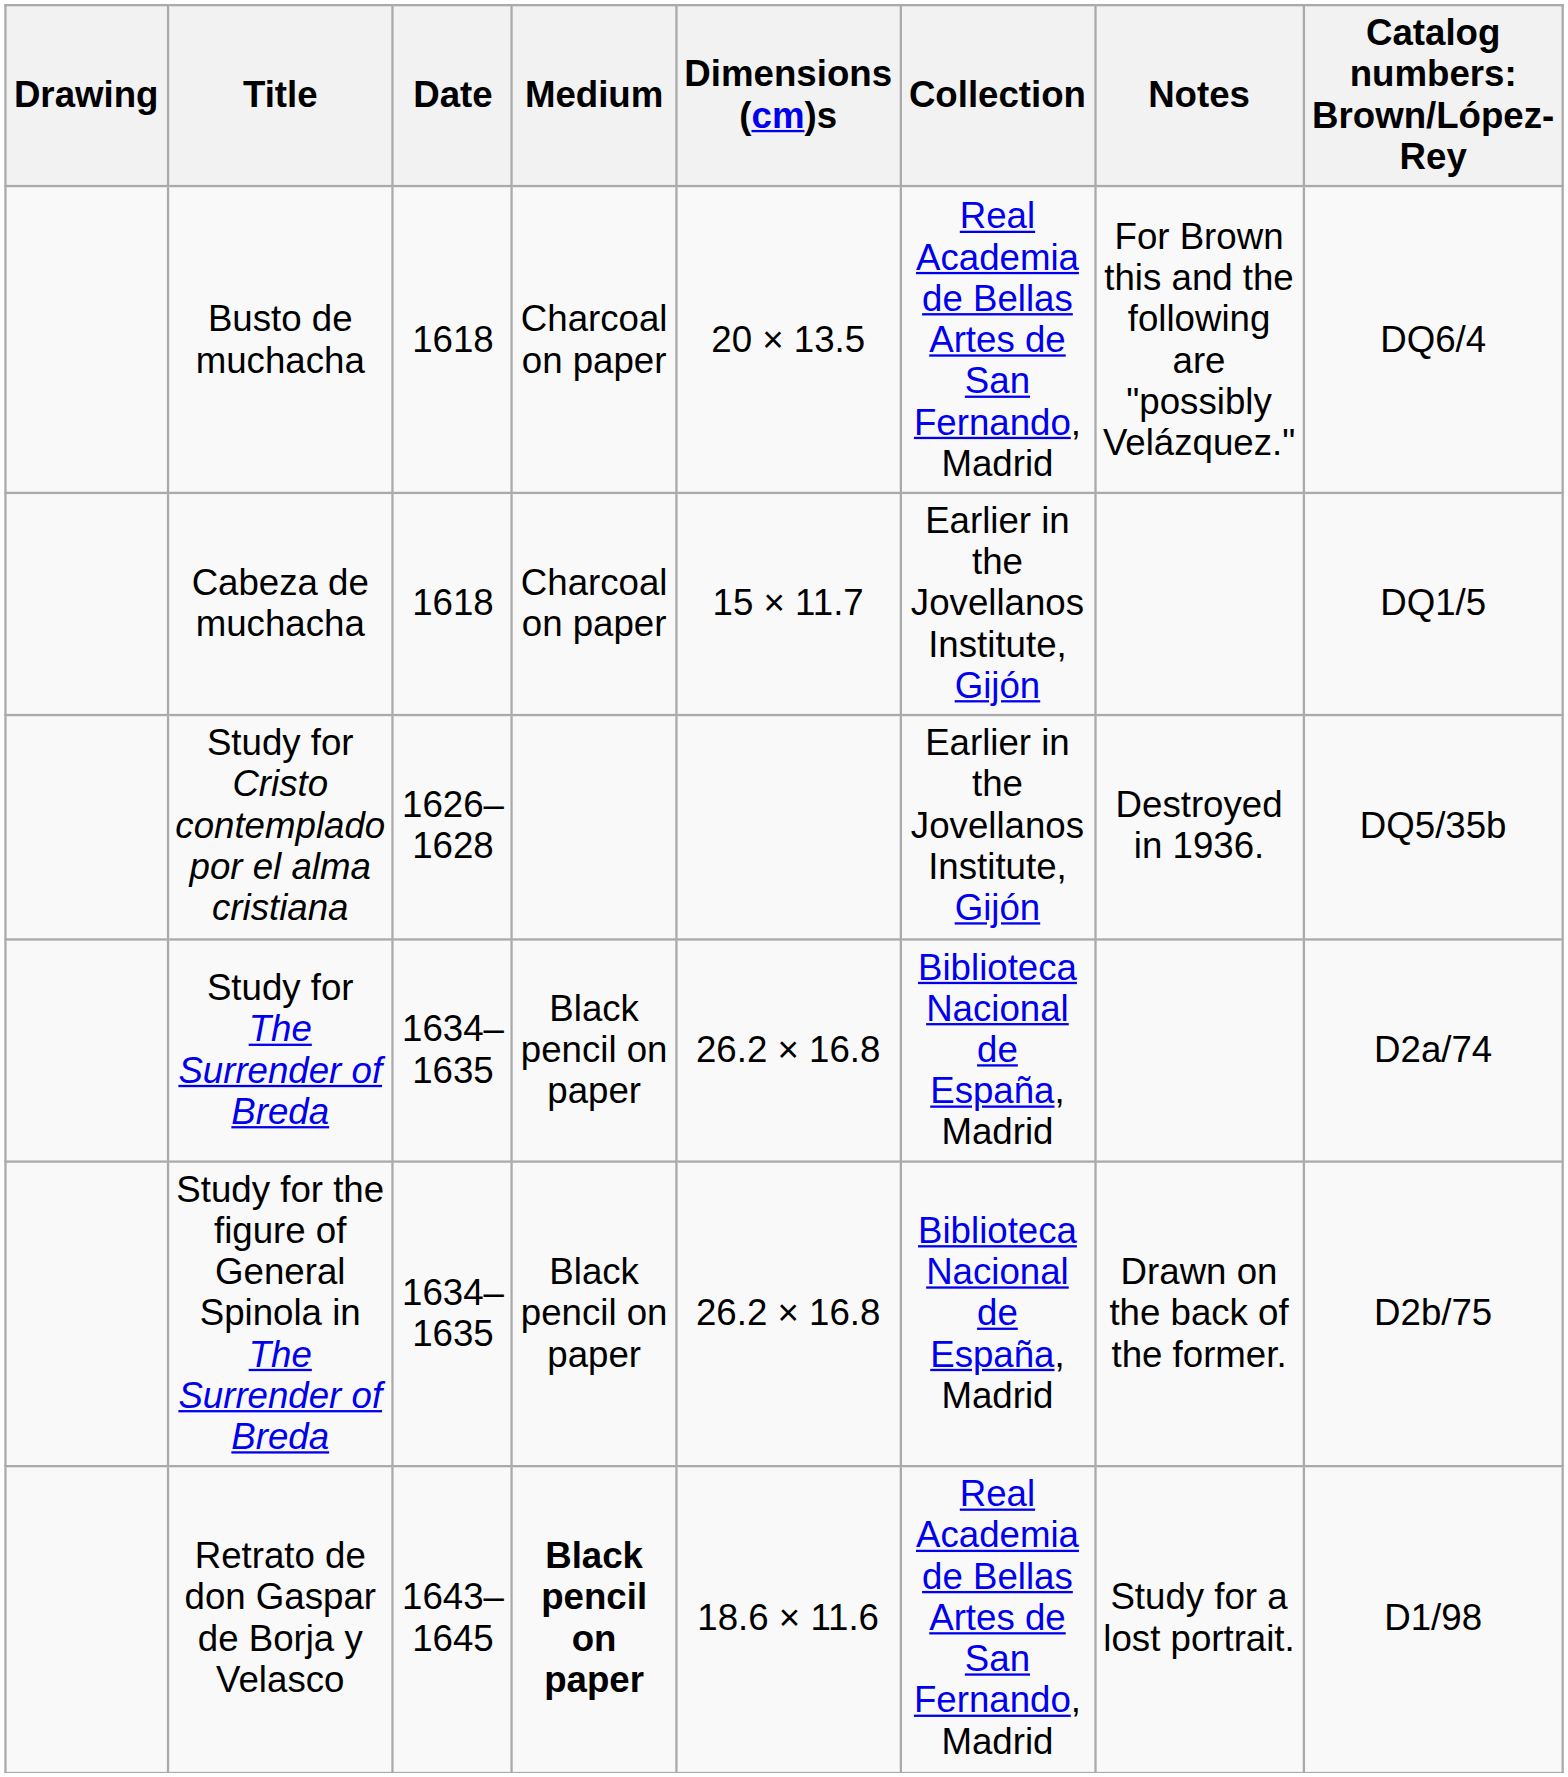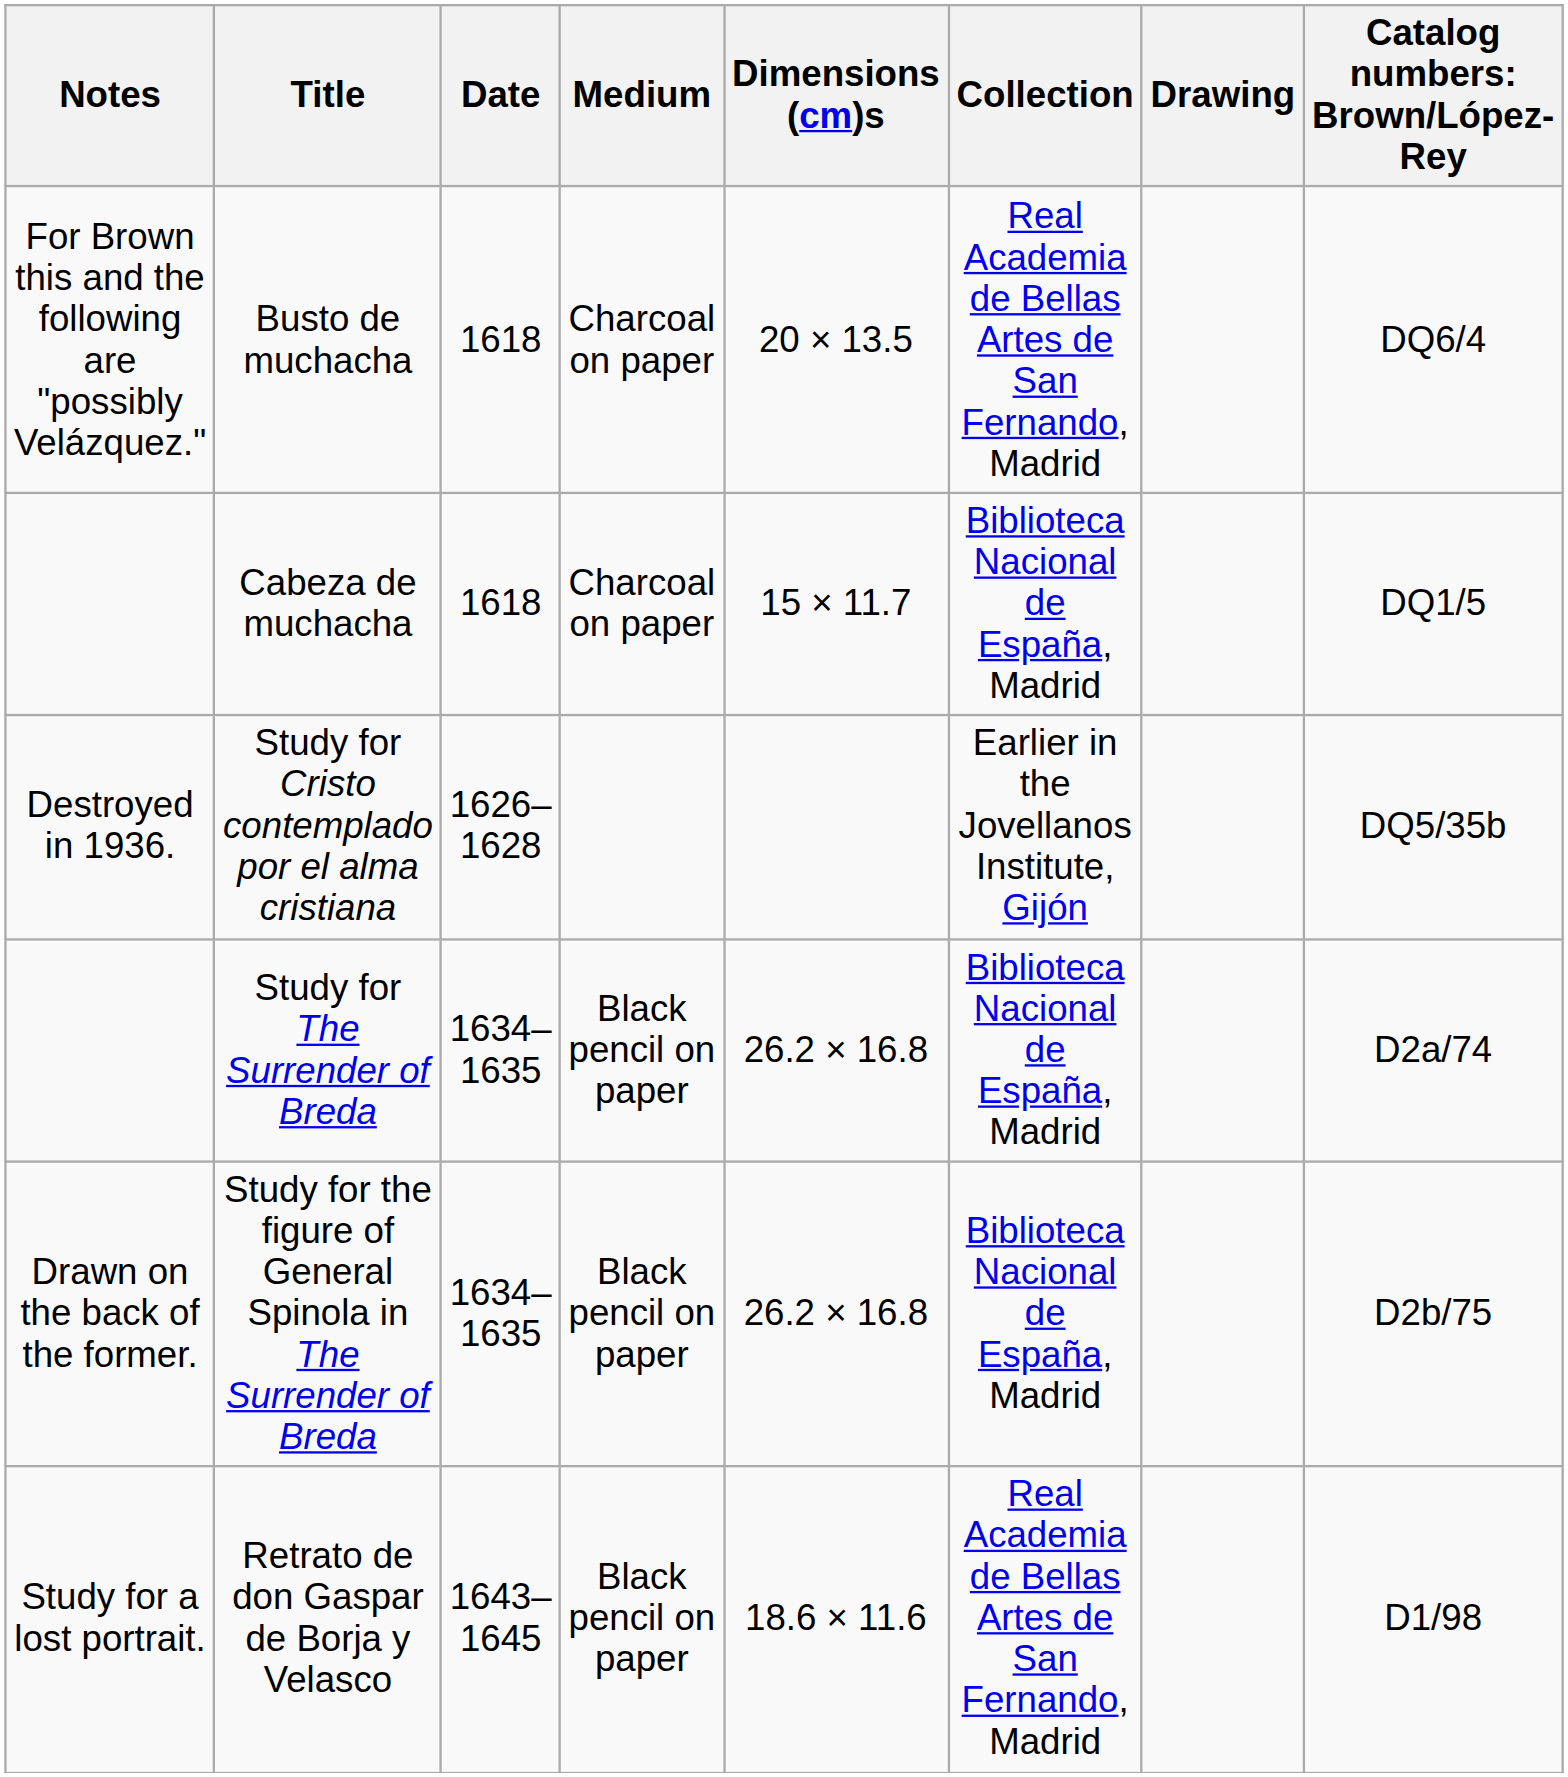columns swapped: (86, 95) <-> (1199, 95)
(997, 603) Earlier in the Jovellanos Institute, Gijón -> (1045, 603) Biblioteca Nacional de España, Madrid
(594, 1618) bold -> (642, 1618) normal
